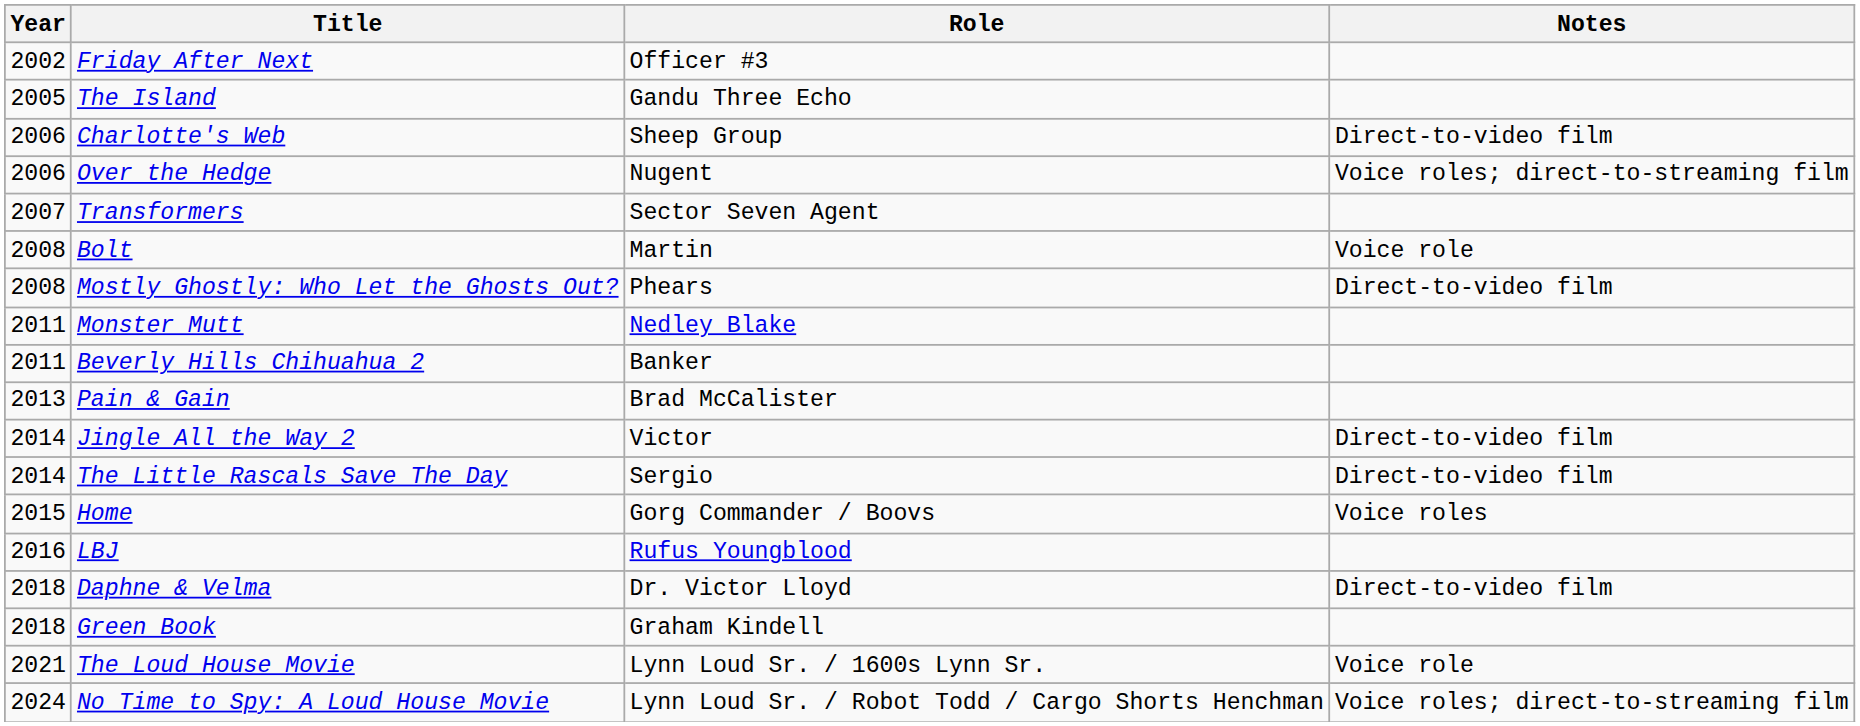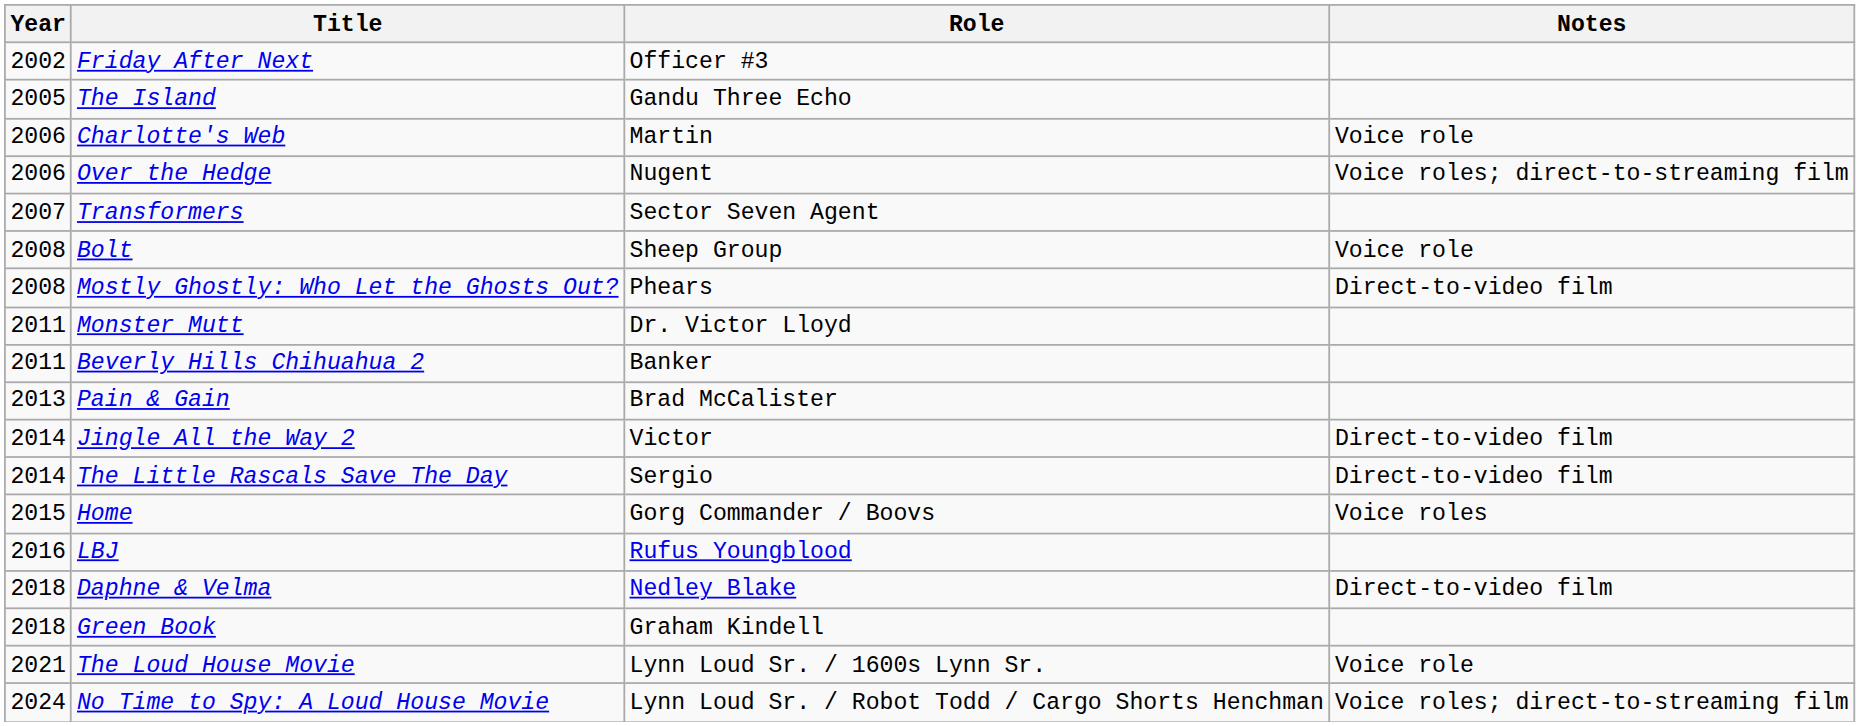(706, 137) Sheep Group -> (671, 137) Martin
(1474, 137) Direct-to-video film -> (1404, 137) Voice role
(671, 250) Martin -> (706, 250) Sheep Group
(713, 325) Nedley Blake -> (741, 325) Dr. Victor Lloyd
(741, 589) Dr. Victor Lloyd -> (713, 589) Nedley Blake
